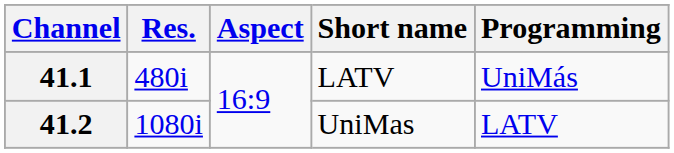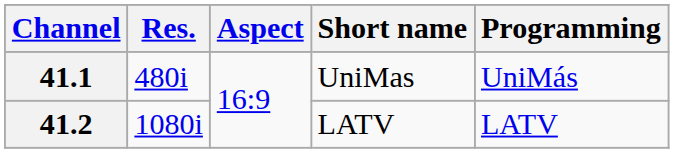(356, 76) LATV -> (366, 76) UniMas
(366, 123) UniMas -> (356, 123) LATV
